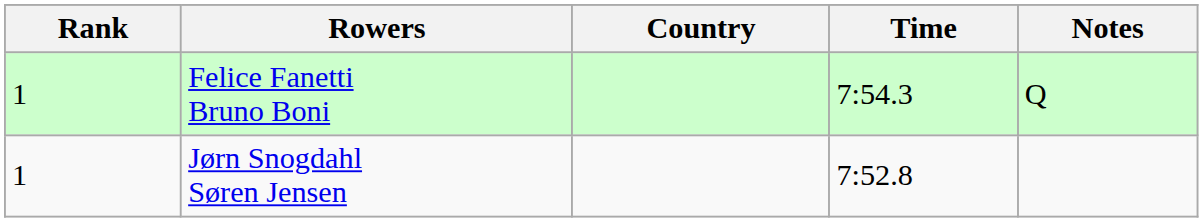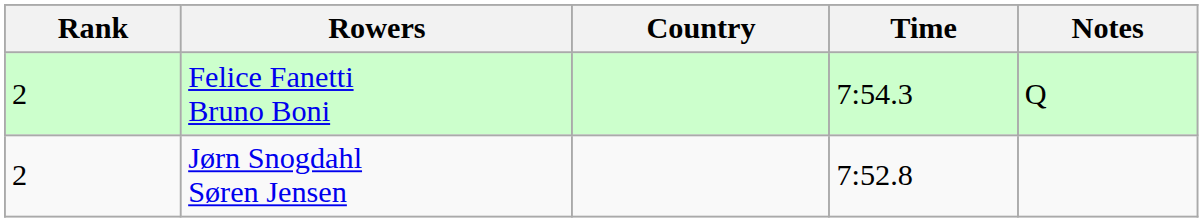(19, 93) 1 -> (19, 93) 2
(19, 175) 1 -> (19, 175) 2
